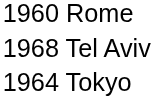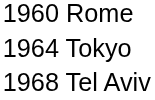rows swapped: (67, 83) <-> (77, 48)
